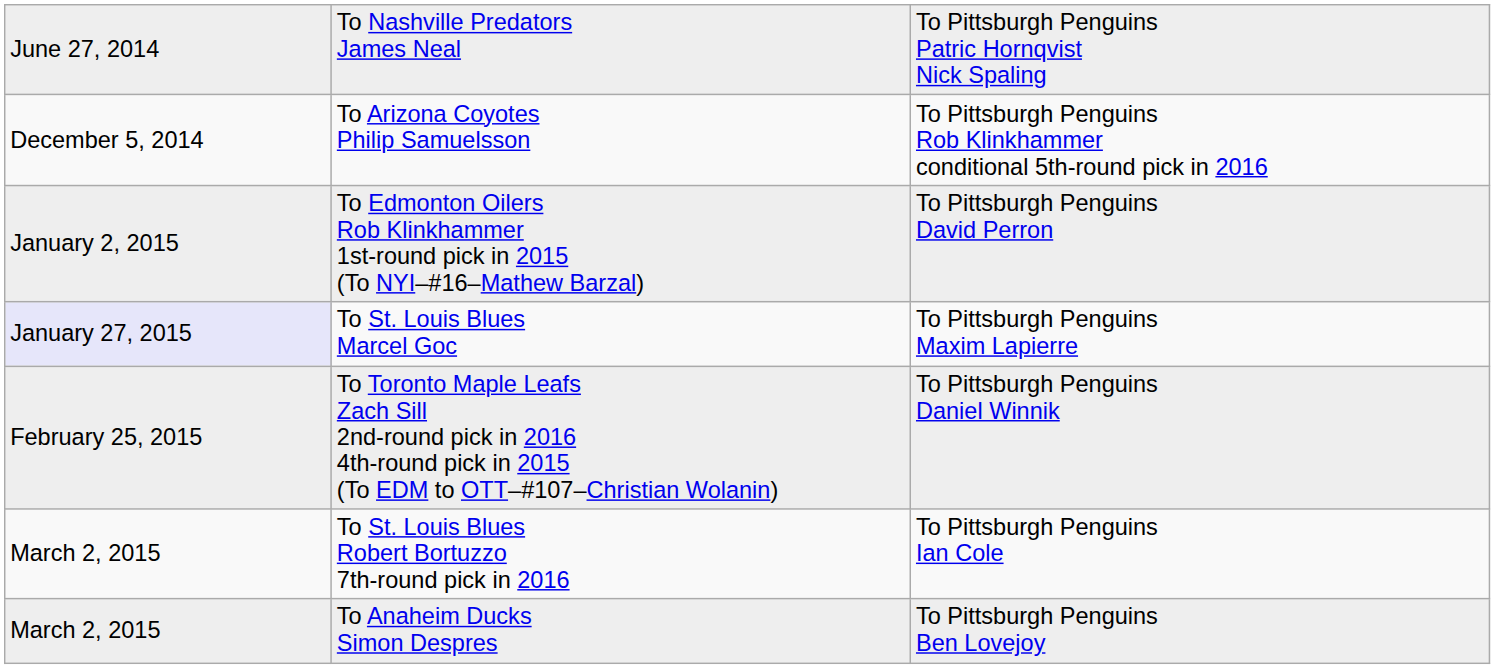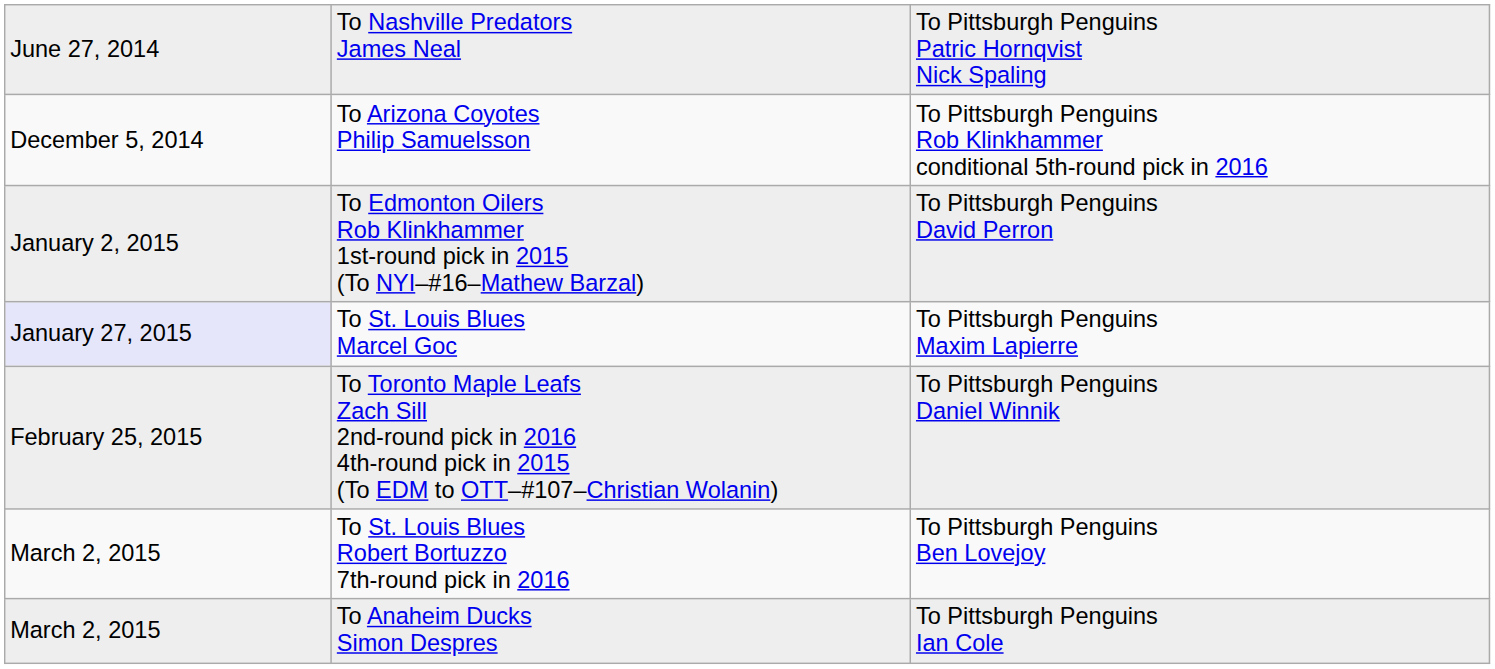(1037, 540) To Pittsburgh Penguins Ian Cole -> (1037, 540) To Pittsburgh Penguins Ben Lovejoy
(1037, 630) To Pittsburgh Penguins Ben Lovejoy -> (1037, 630) To Pittsburgh Penguins Ian Cole
